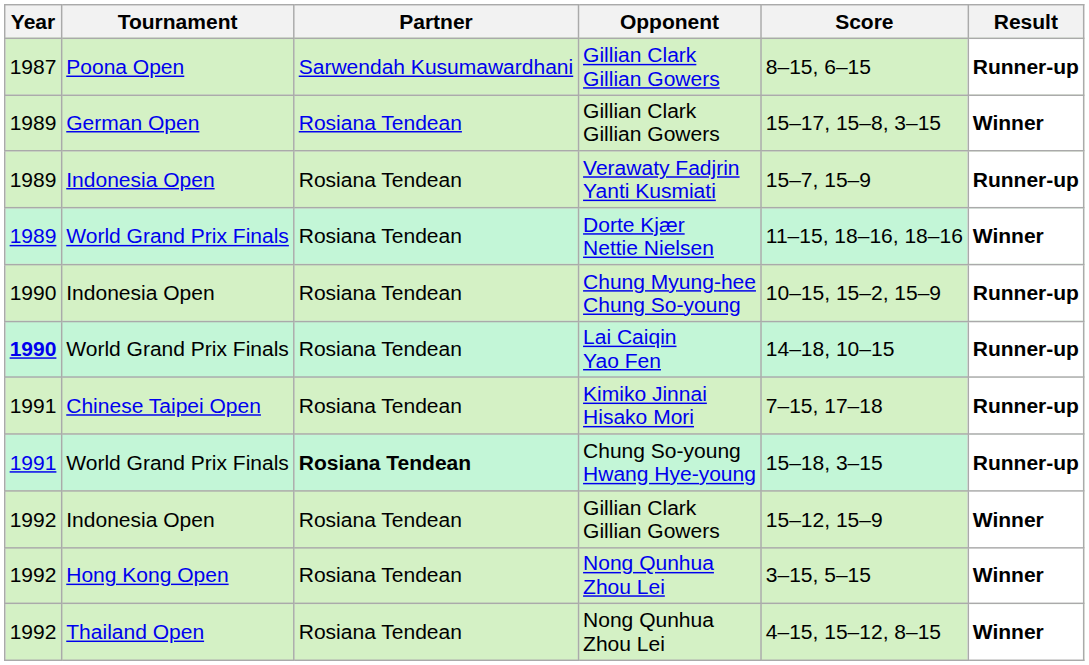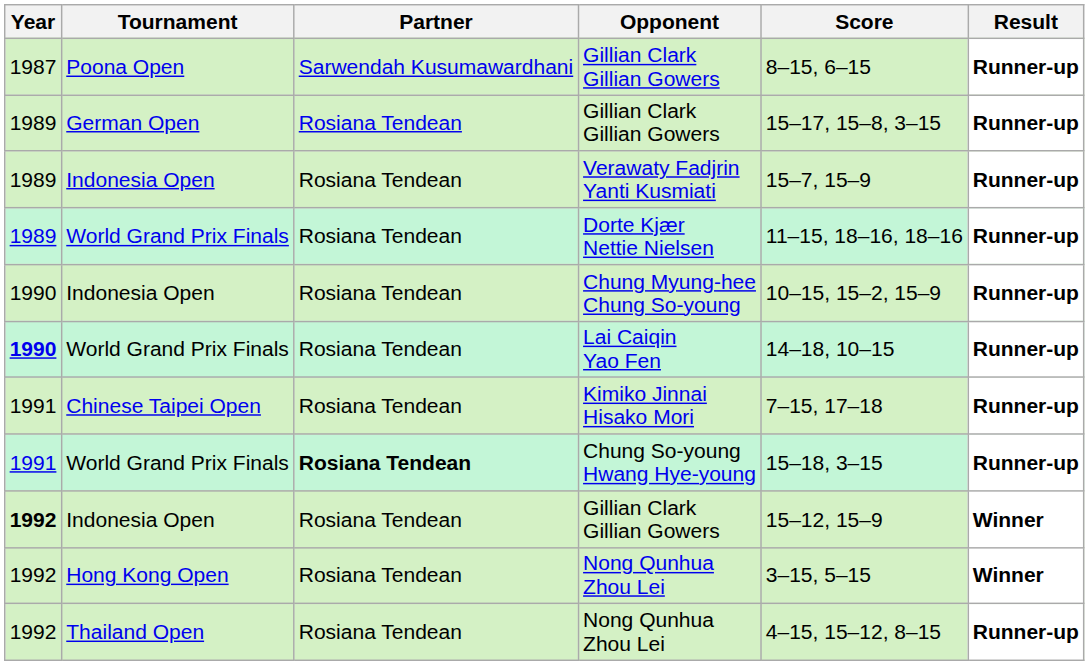(1008, 123) Winner -> (1026, 123) Runner-up
(1008, 236) Winner -> (1026, 236) Runner-up
(33, 519) normal -> (33, 519) bold
(1008, 632) Winner -> (1026, 632) Runner-up
